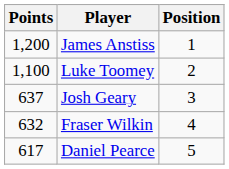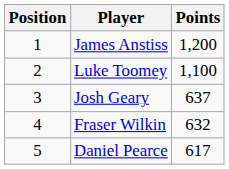columns swapped: (191, 17) <-> (31, 17)
